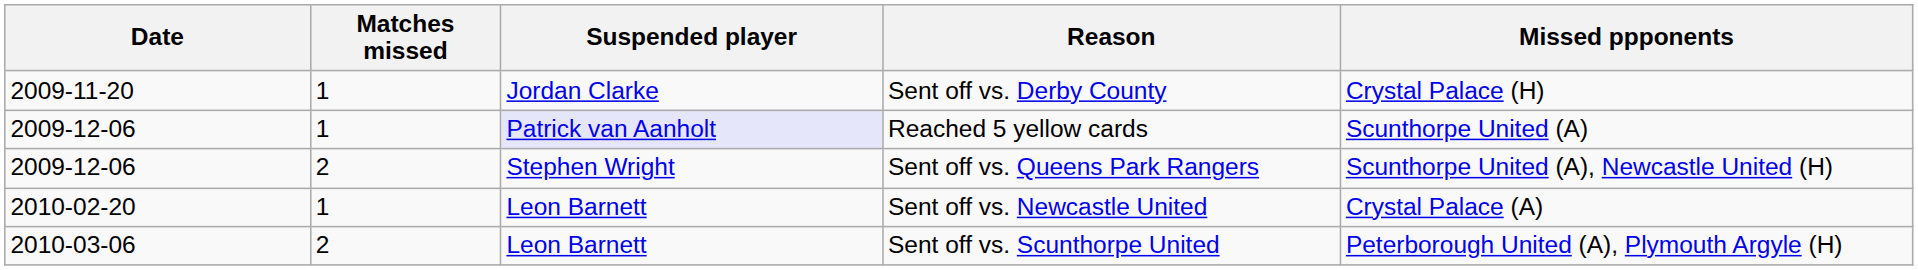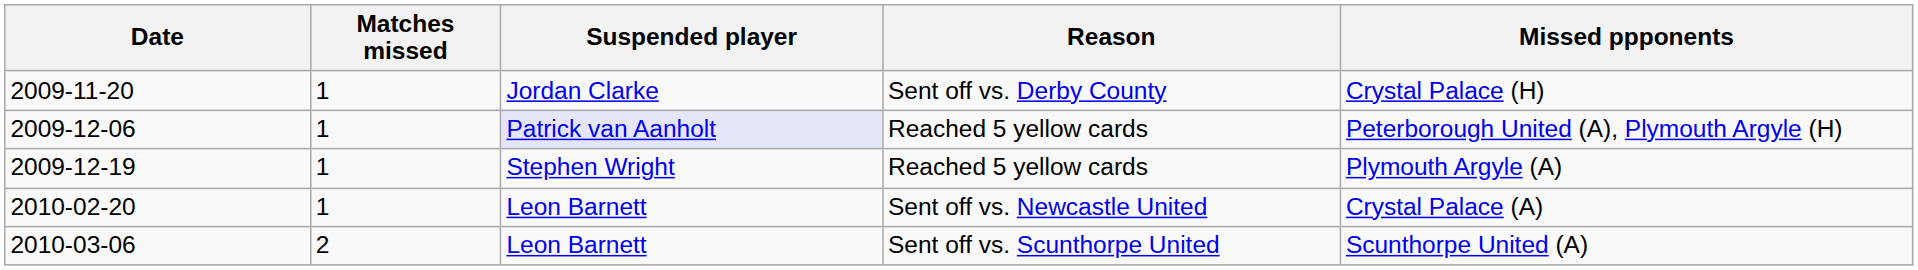(1467, 129) Scunthorpe United (A) -> (1594, 129) Peterborough United (A), Plymouth Argyle (H)
- row: (73, 167)
+ row: (73, 167)
(1594, 245) Peterborough United (A), Plymouth Argyle (H) -> (1467, 245) Scunthorpe United (A)
